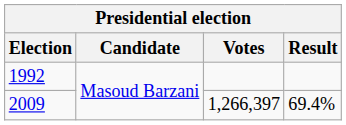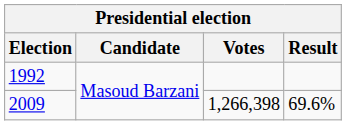(244, 104) 1,266,397 -> (244, 104) 1,266,398
(312, 104) 69.4% -> (312, 104) 69.6%
